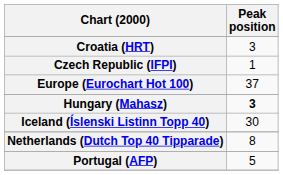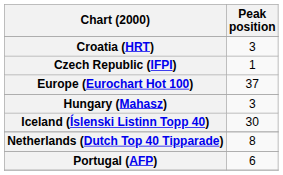(252, 103) bold -> (252, 103) normal
(252, 160) 5 -> (252, 160) 6
